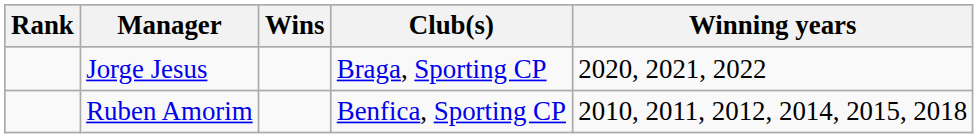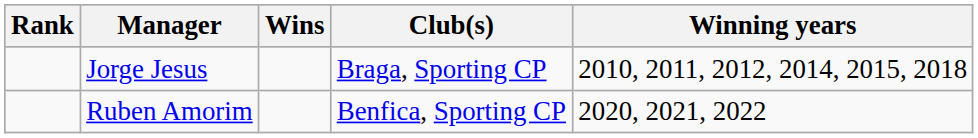(672, 68) 2020, 2021, 2022 -> (773, 68) 2010, 2011, 2012, 2014, 2015, 2018
(773, 111) 2010, 2011, 2012, 2014, 2015, 2018 -> (672, 111) 2020, 2021, 2022
